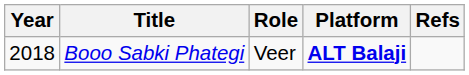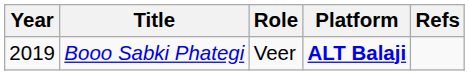(32, 53) 2018 -> (32, 53) 2019
